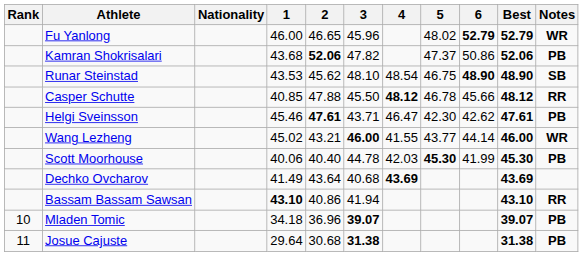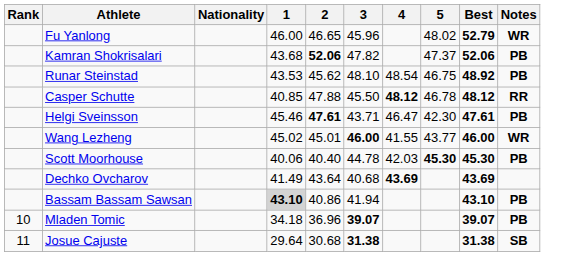- column: (478, 14)
(517, 76) 48.90 -> (478, 76) 48.92
(557, 76) SB -> (519, 76) PB
(325, 138) 43.21 -> (325, 138) 45.01
(286, 199) no background -> (286, 199) lightgrey background
(557, 199) RR -> (519, 199) PB
(557, 240) PB -> (519, 240) SB
